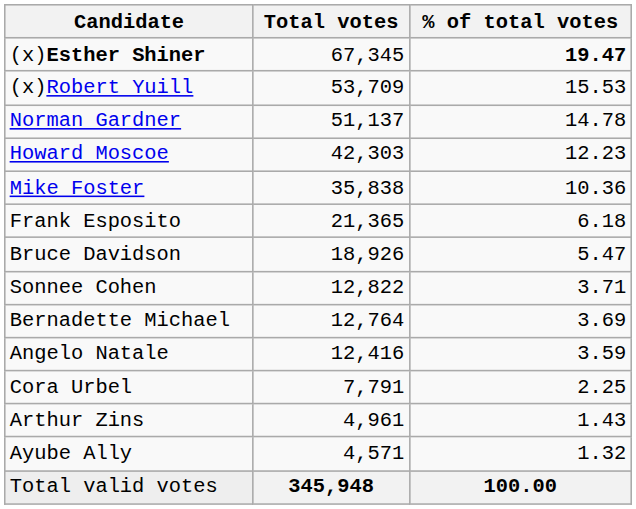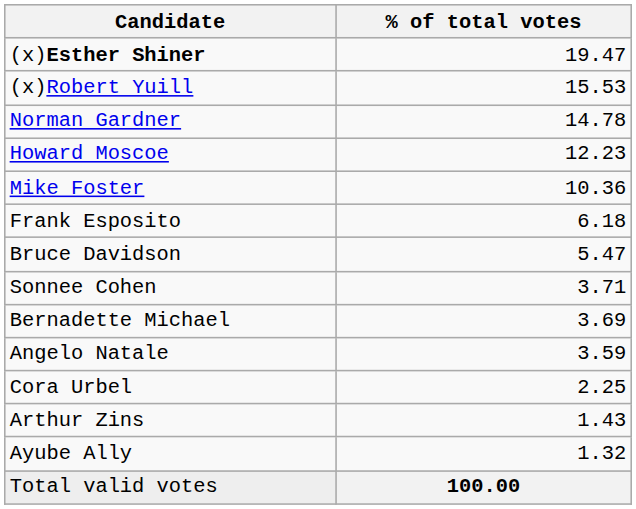- column: (331, 21)
(596, 55) bold -> (596, 55) normal
